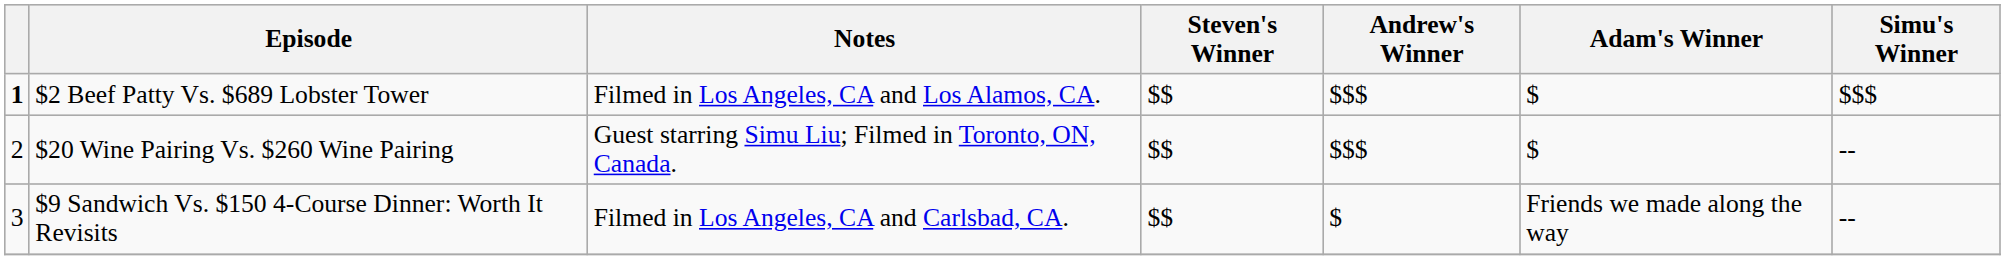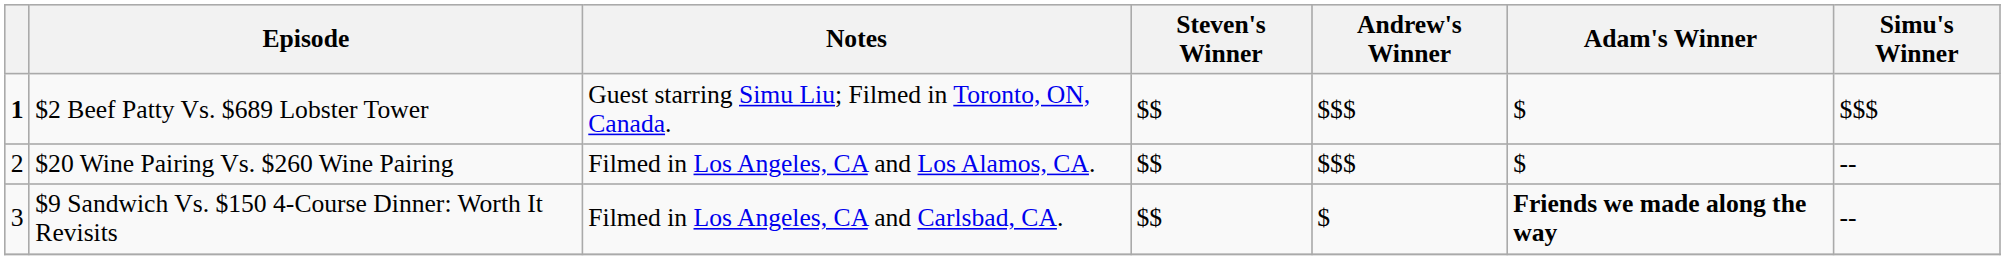(847, 94) Filmed in Los Angeles, CA and Los Alamos, CA. -> (839, 108) Guest starring Simu Liu; Filmed in Toronto, ON, Canada.
(845, 149) Guest starring Simu Liu; Filmed in Toronto, ON, Canada. -> (842, 163) Filmed in Los Angeles, CA and Los Alamos, CA.
(1664, 218) normal -> (1660, 218) bold
